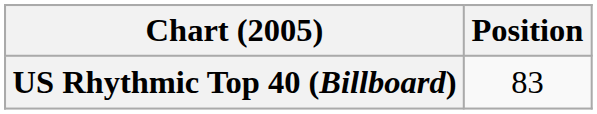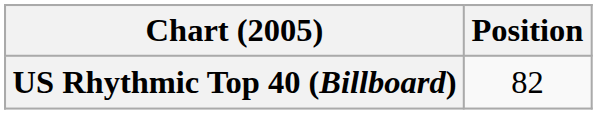(527, 81) 83 -> (527, 81) 82
